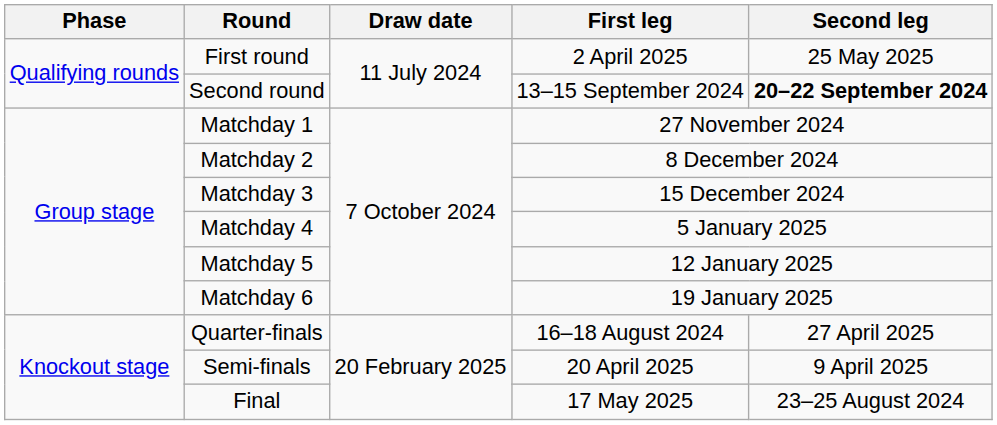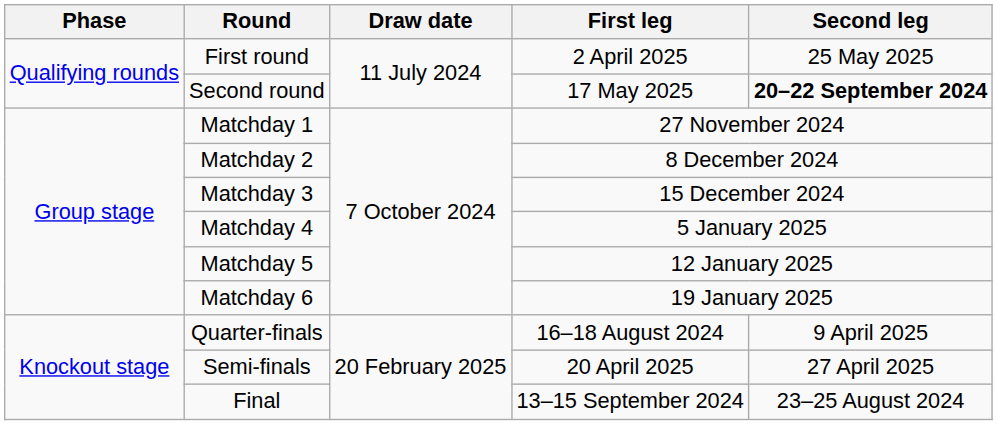(630, 90) 13–15 September 2024 -> (630, 90) 17 May 2025
(871, 332) 27 April 2025 -> (871, 332) 9 April 2025
(871, 366) 9 April 2025 -> (871, 366) 27 April 2025
(630, 401) 17 May 2025 -> (630, 401) 13–15 September 2024
